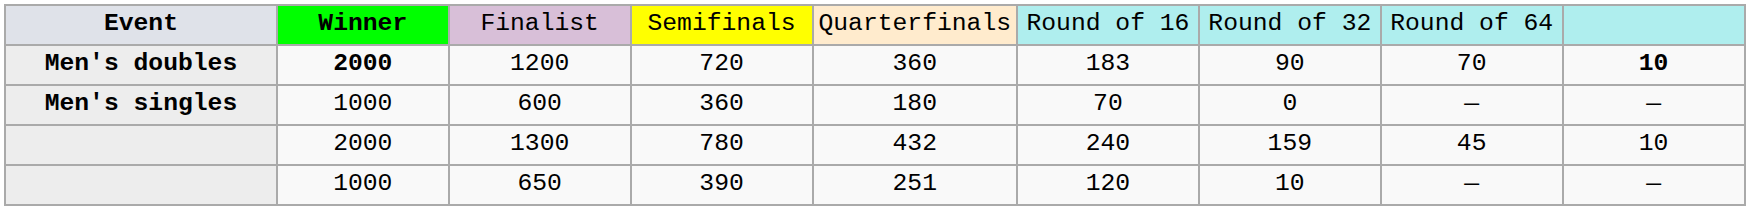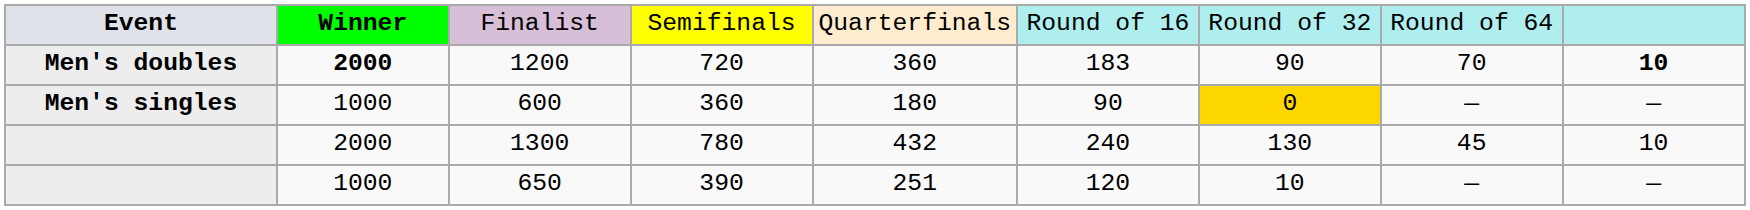(1108, 105) 70 -> (1108, 105) 90
(1290, 105) no background -> (1290, 105) gold background
(1290, 145) 159 -> (1290, 145) 130
